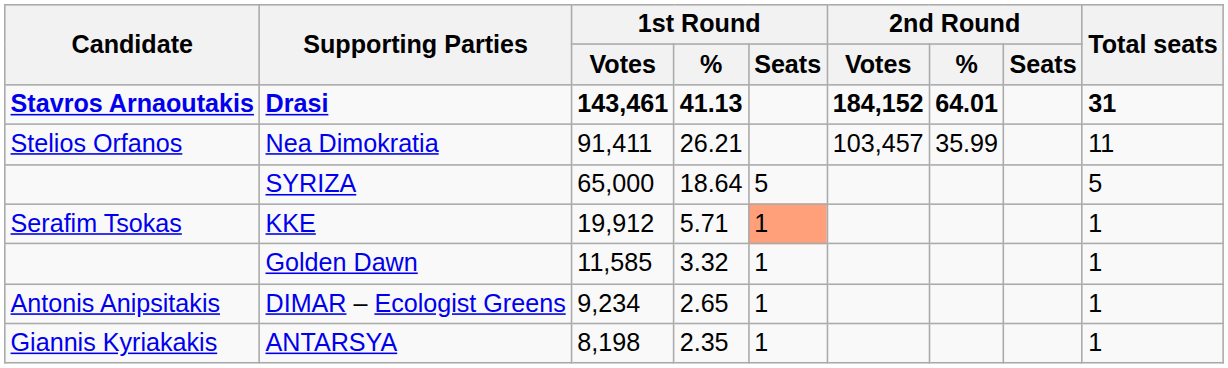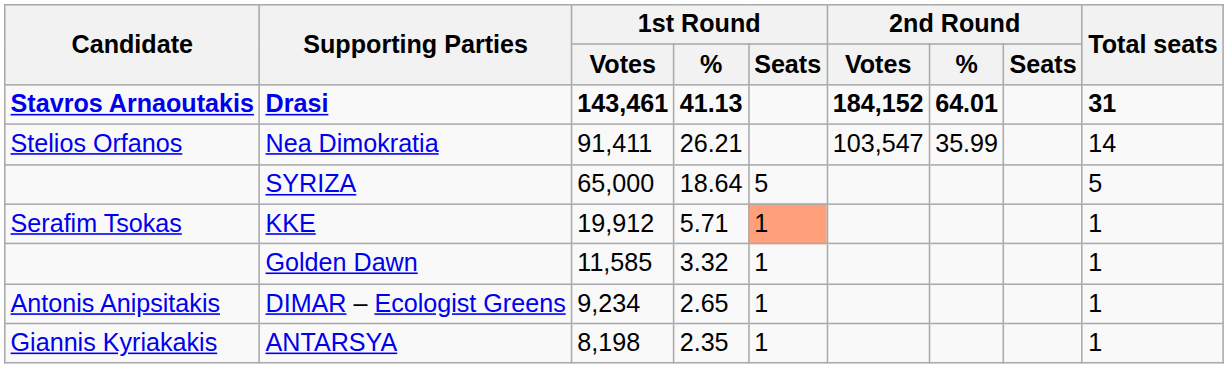(878, 143) 103,457 -> (878, 143) 103,547
(1101, 143) 11 -> (1102, 143) 14
